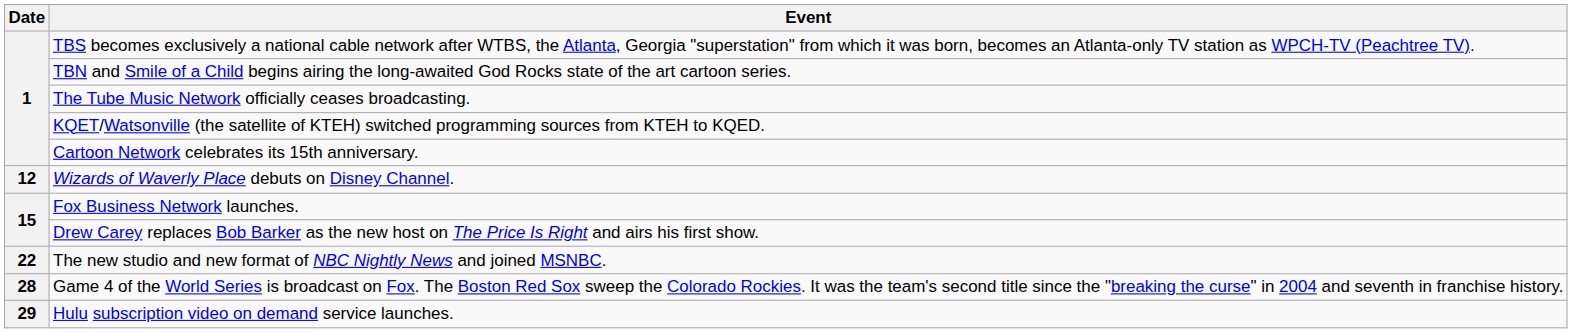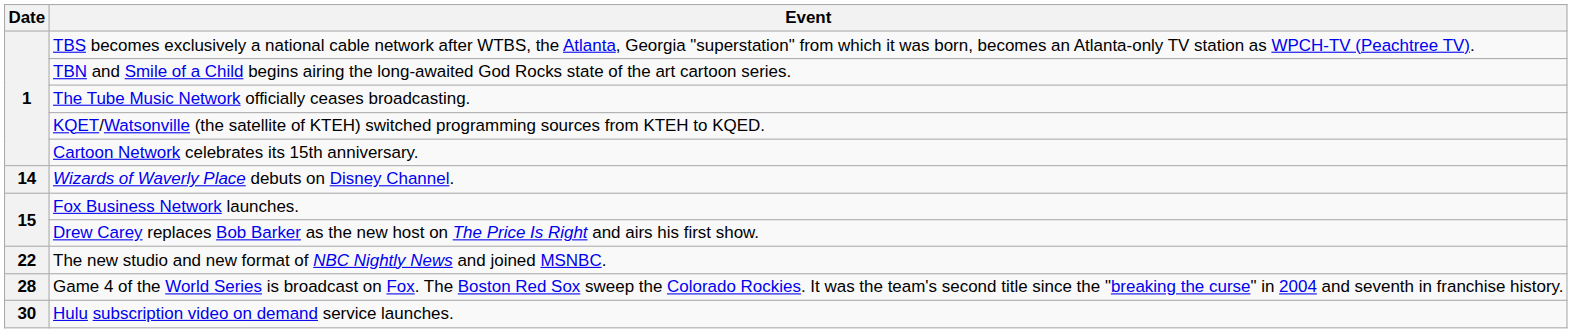(27, 179) 12 -> (27, 179) 14
(27, 313) 29 -> (27, 313) 30
